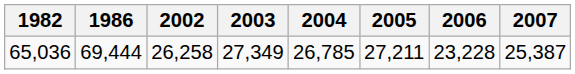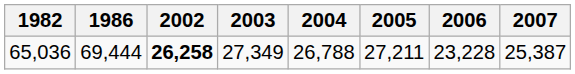(182, 52) normal -> (182, 52) bold
(324, 52) 26,785 -> (324, 52) 26,788
